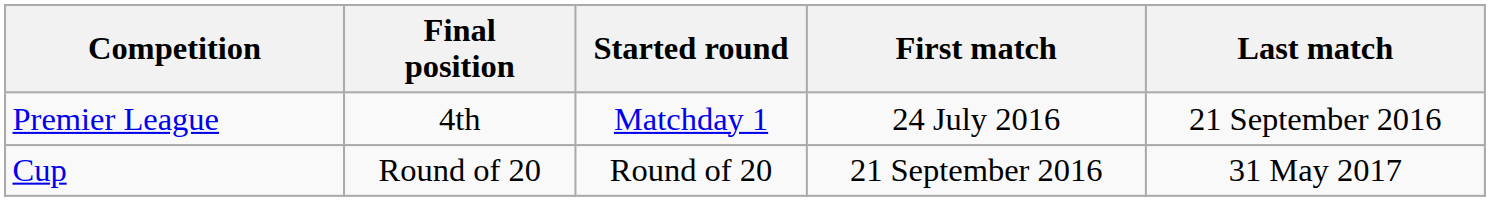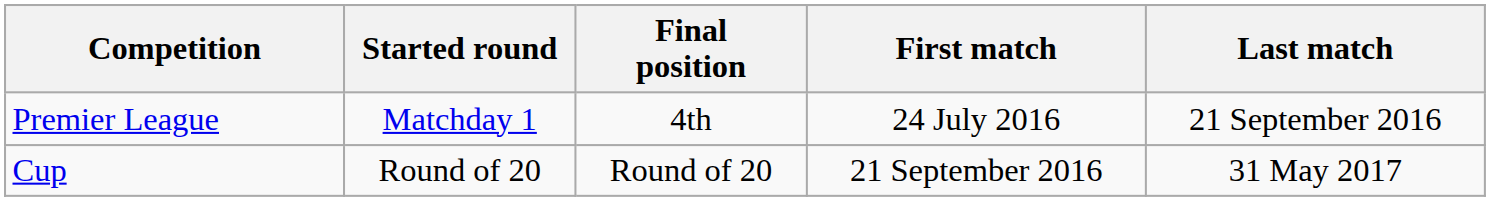columns swapped: (691, 48) <-> (460, 48)
